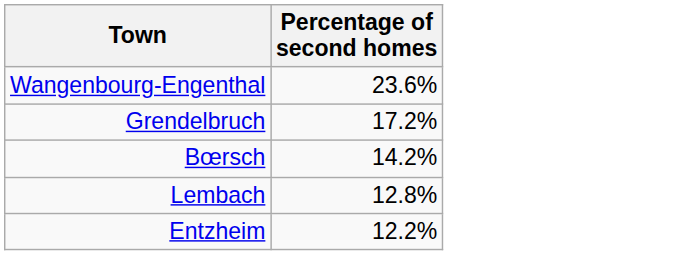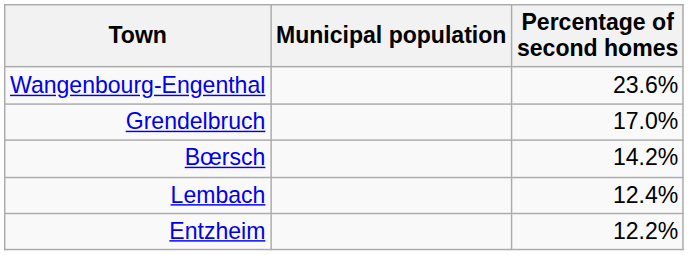+ column: (391, 35)
(405, 121) 17.2% -> (646, 121) 17.0%
(405, 194) 12.8% -> (646, 194) 12.4%
